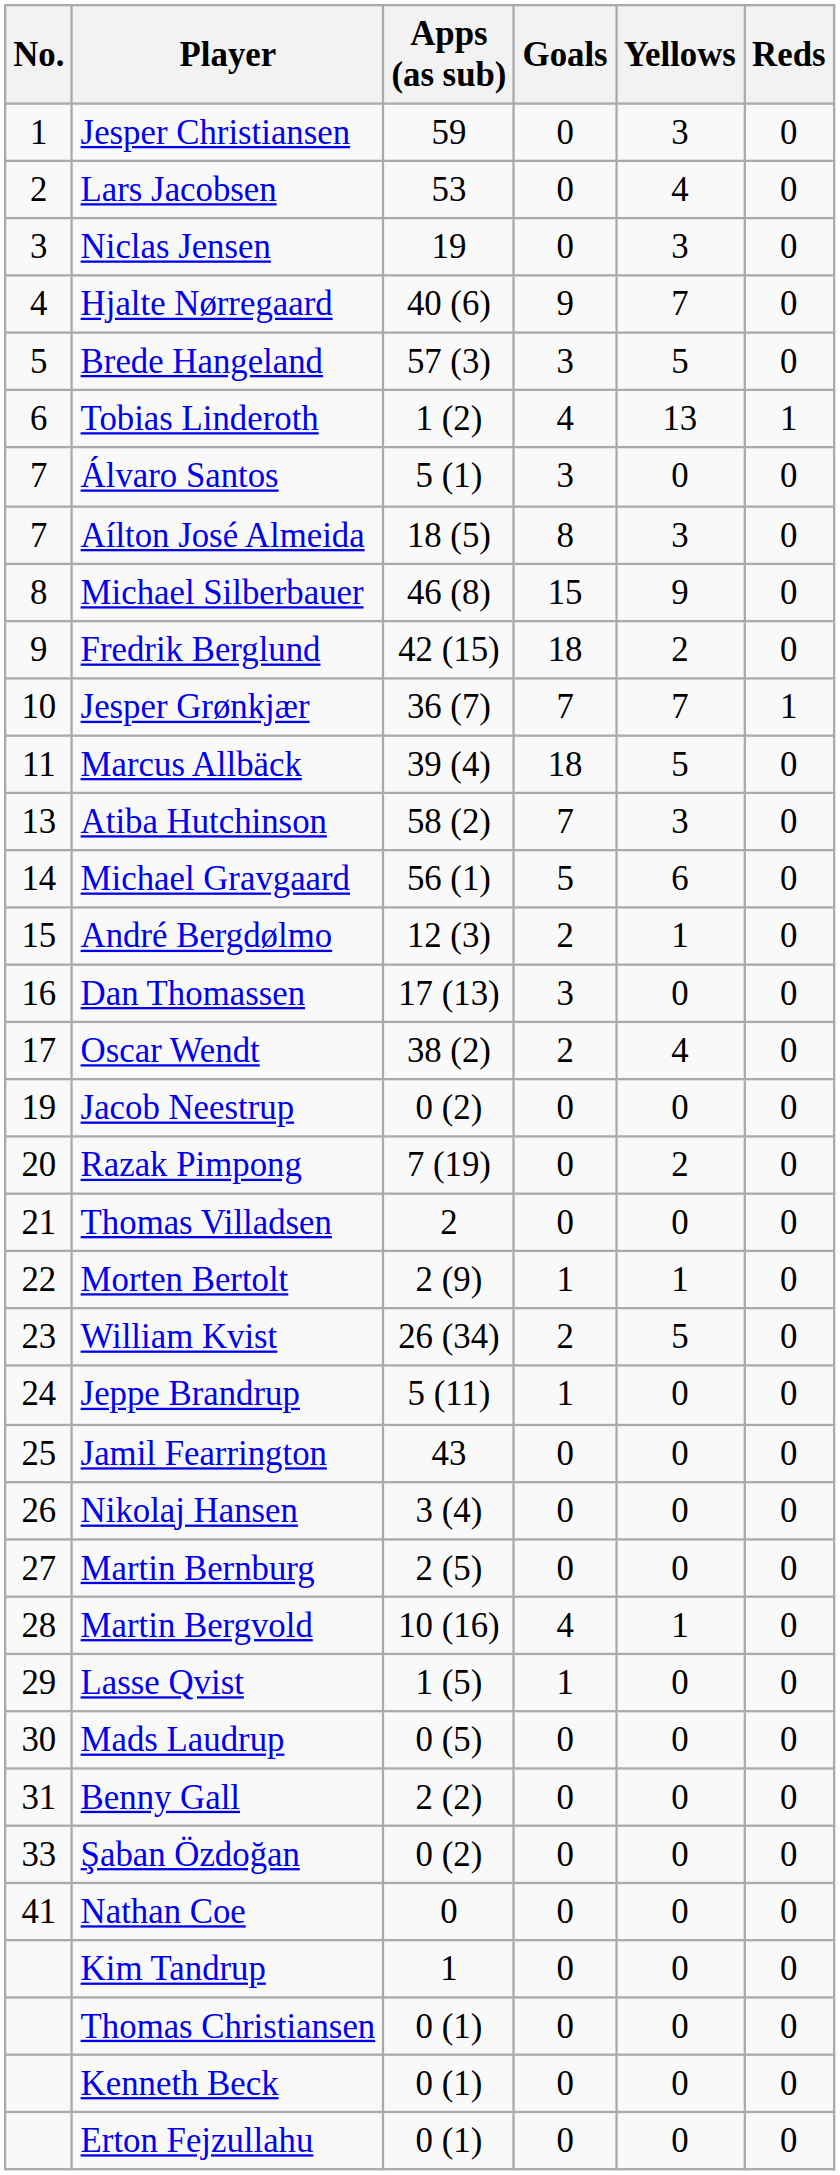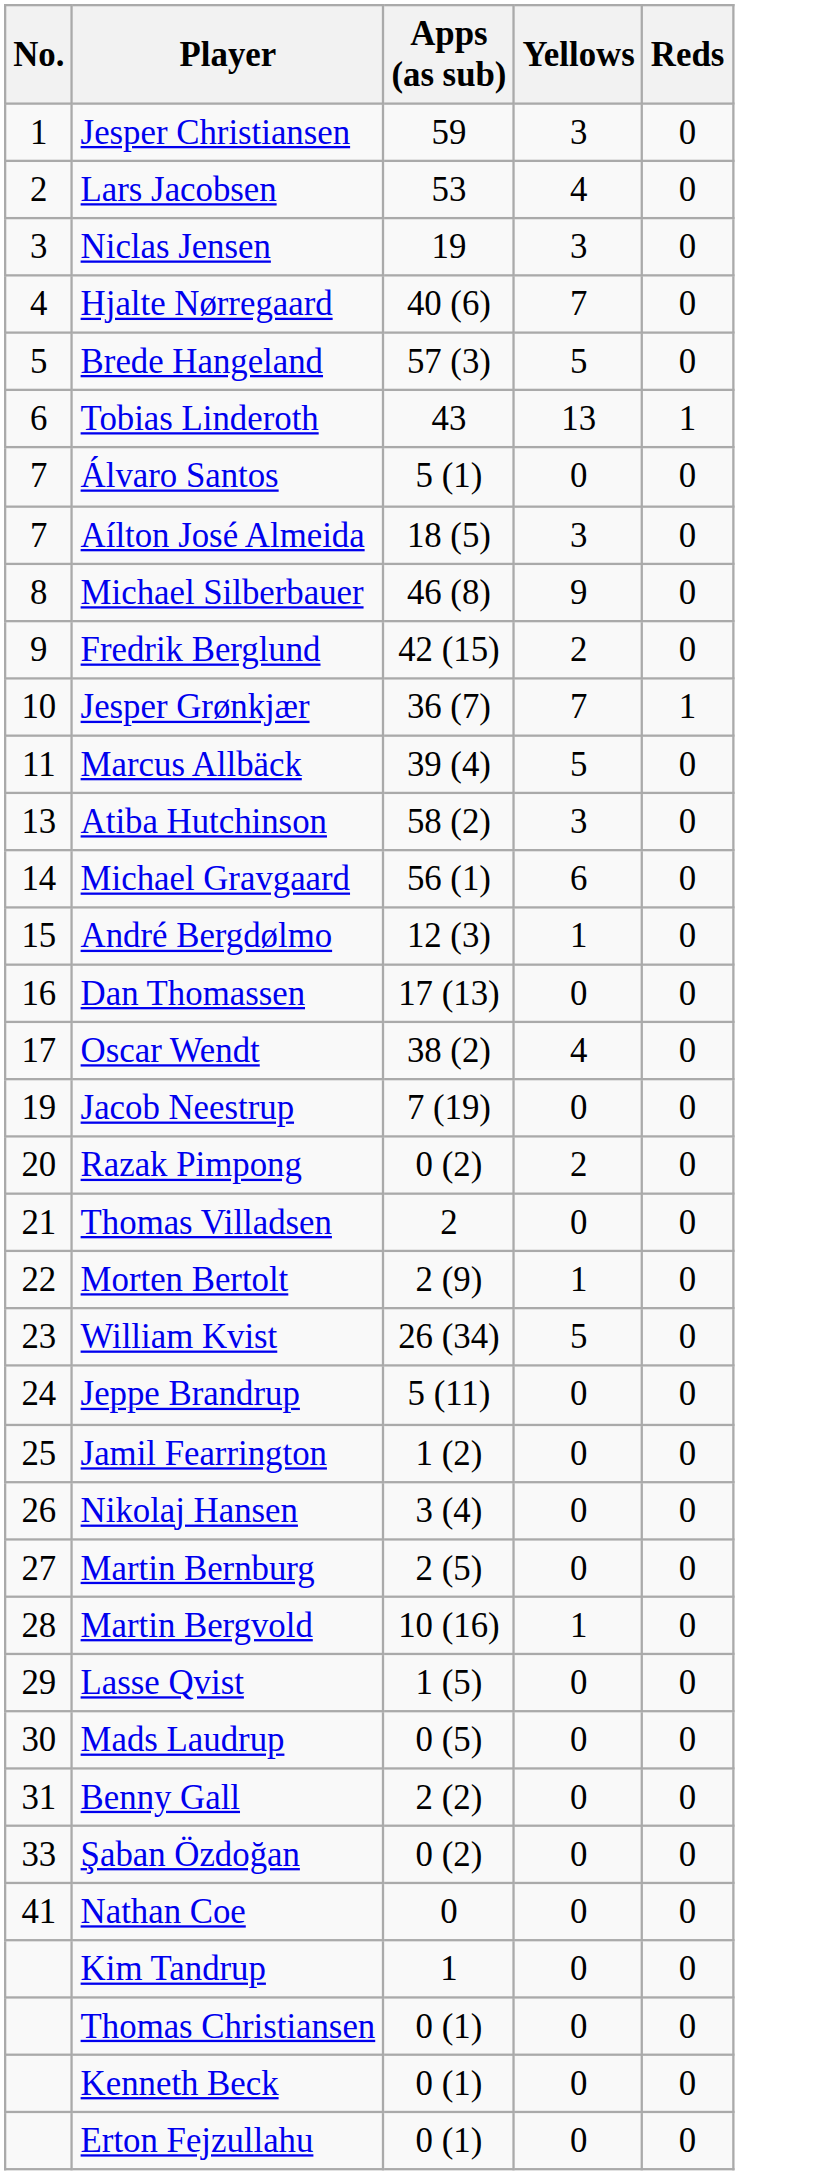- column: (565, 53)
(449, 418) 1 (2) -> (449, 418) 43
(449, 1107) 0 (2) -> (449, 1107) 7 (19)
(449, 1165) 7 (19) -> (449, 1165) 0 (2)
(449, 1452) 43 -> (449, 1452) 1 (2)
